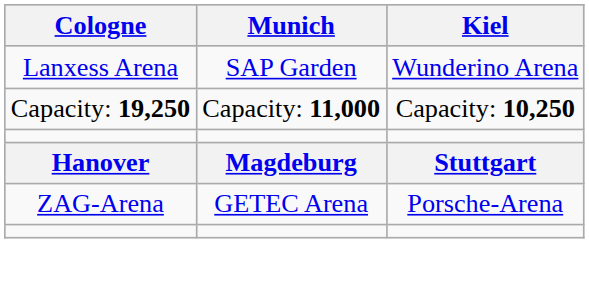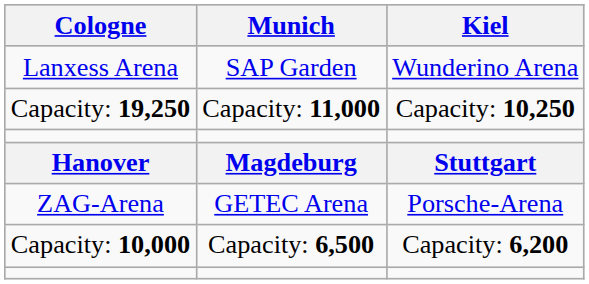+ row: (101, 245)
